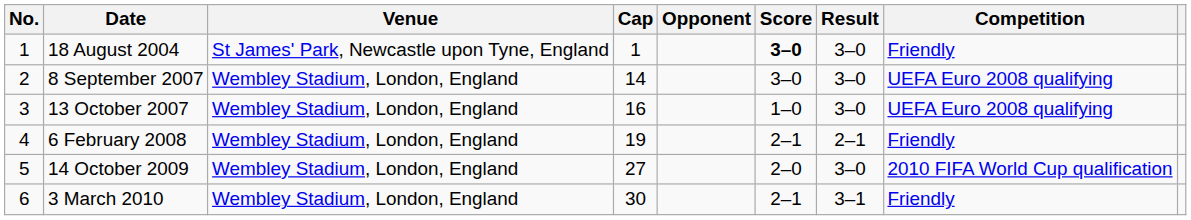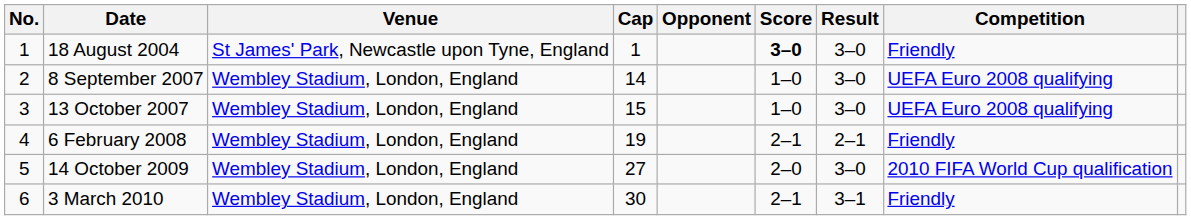(786, 79) 3–0 -> (786, 79) 1–0
(635, 109) 16 -> (635, 109) 15
